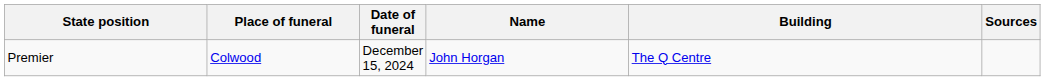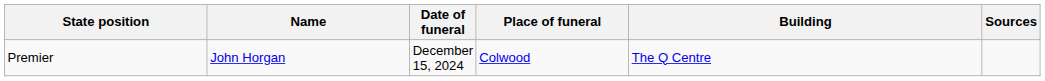columns swapped: (527, 22) <-> (283, 22)
